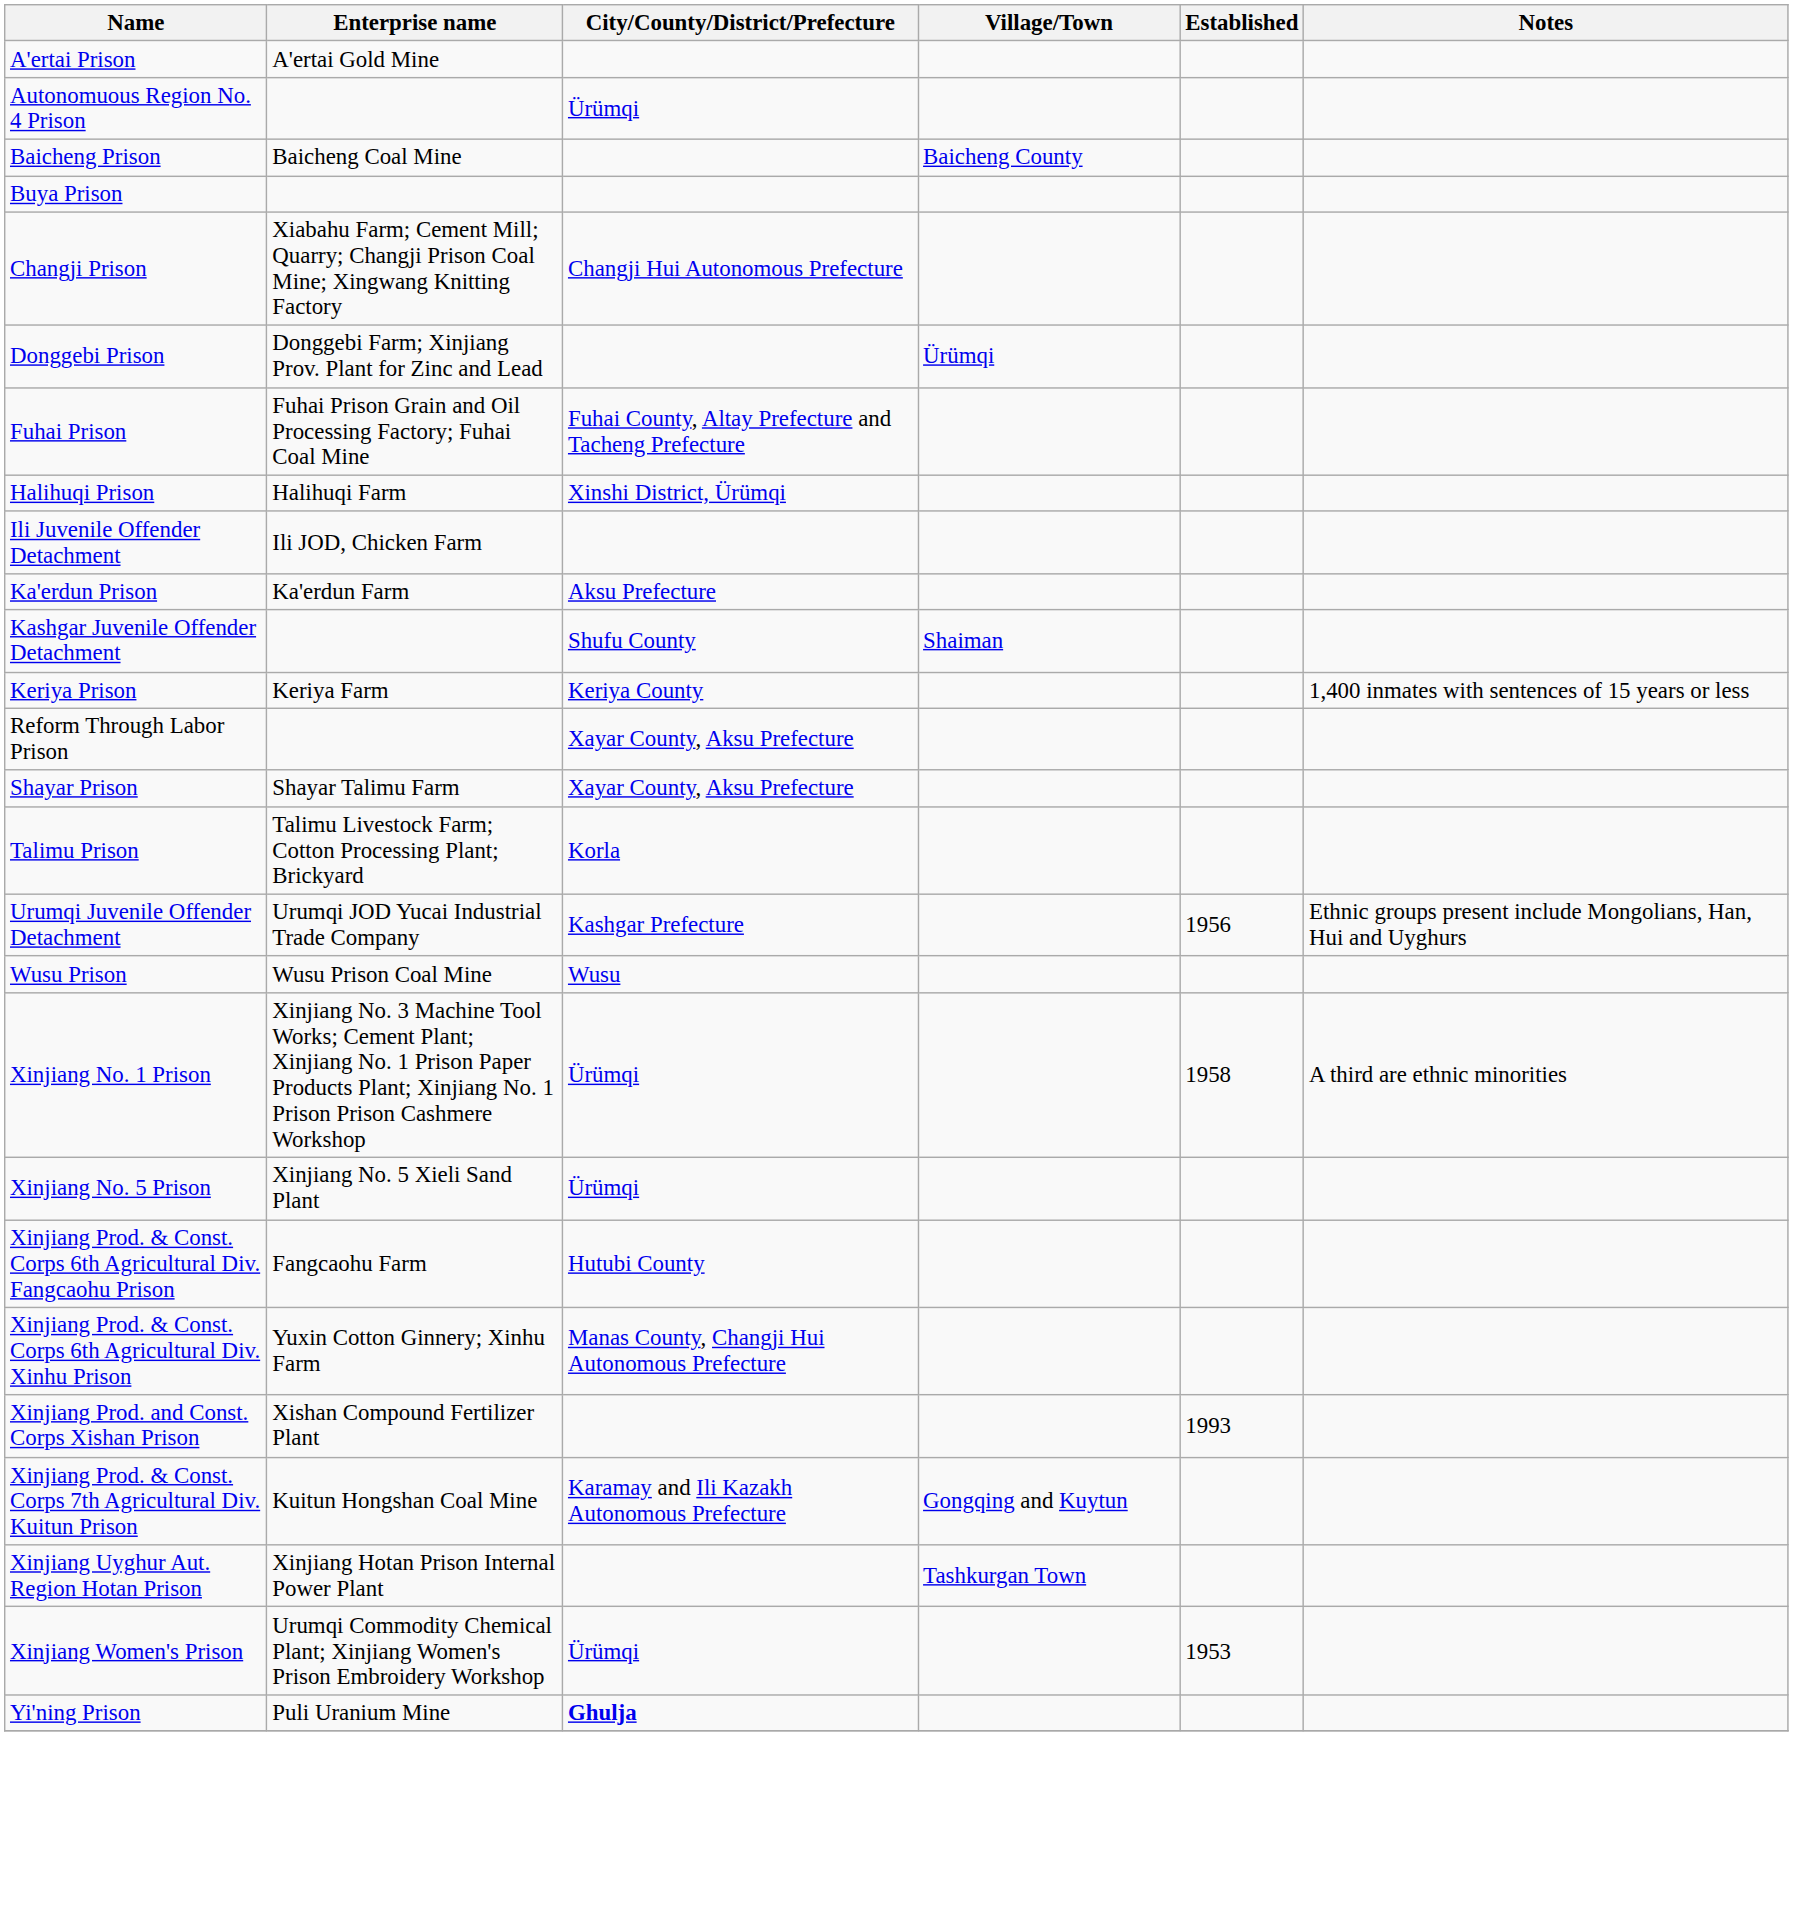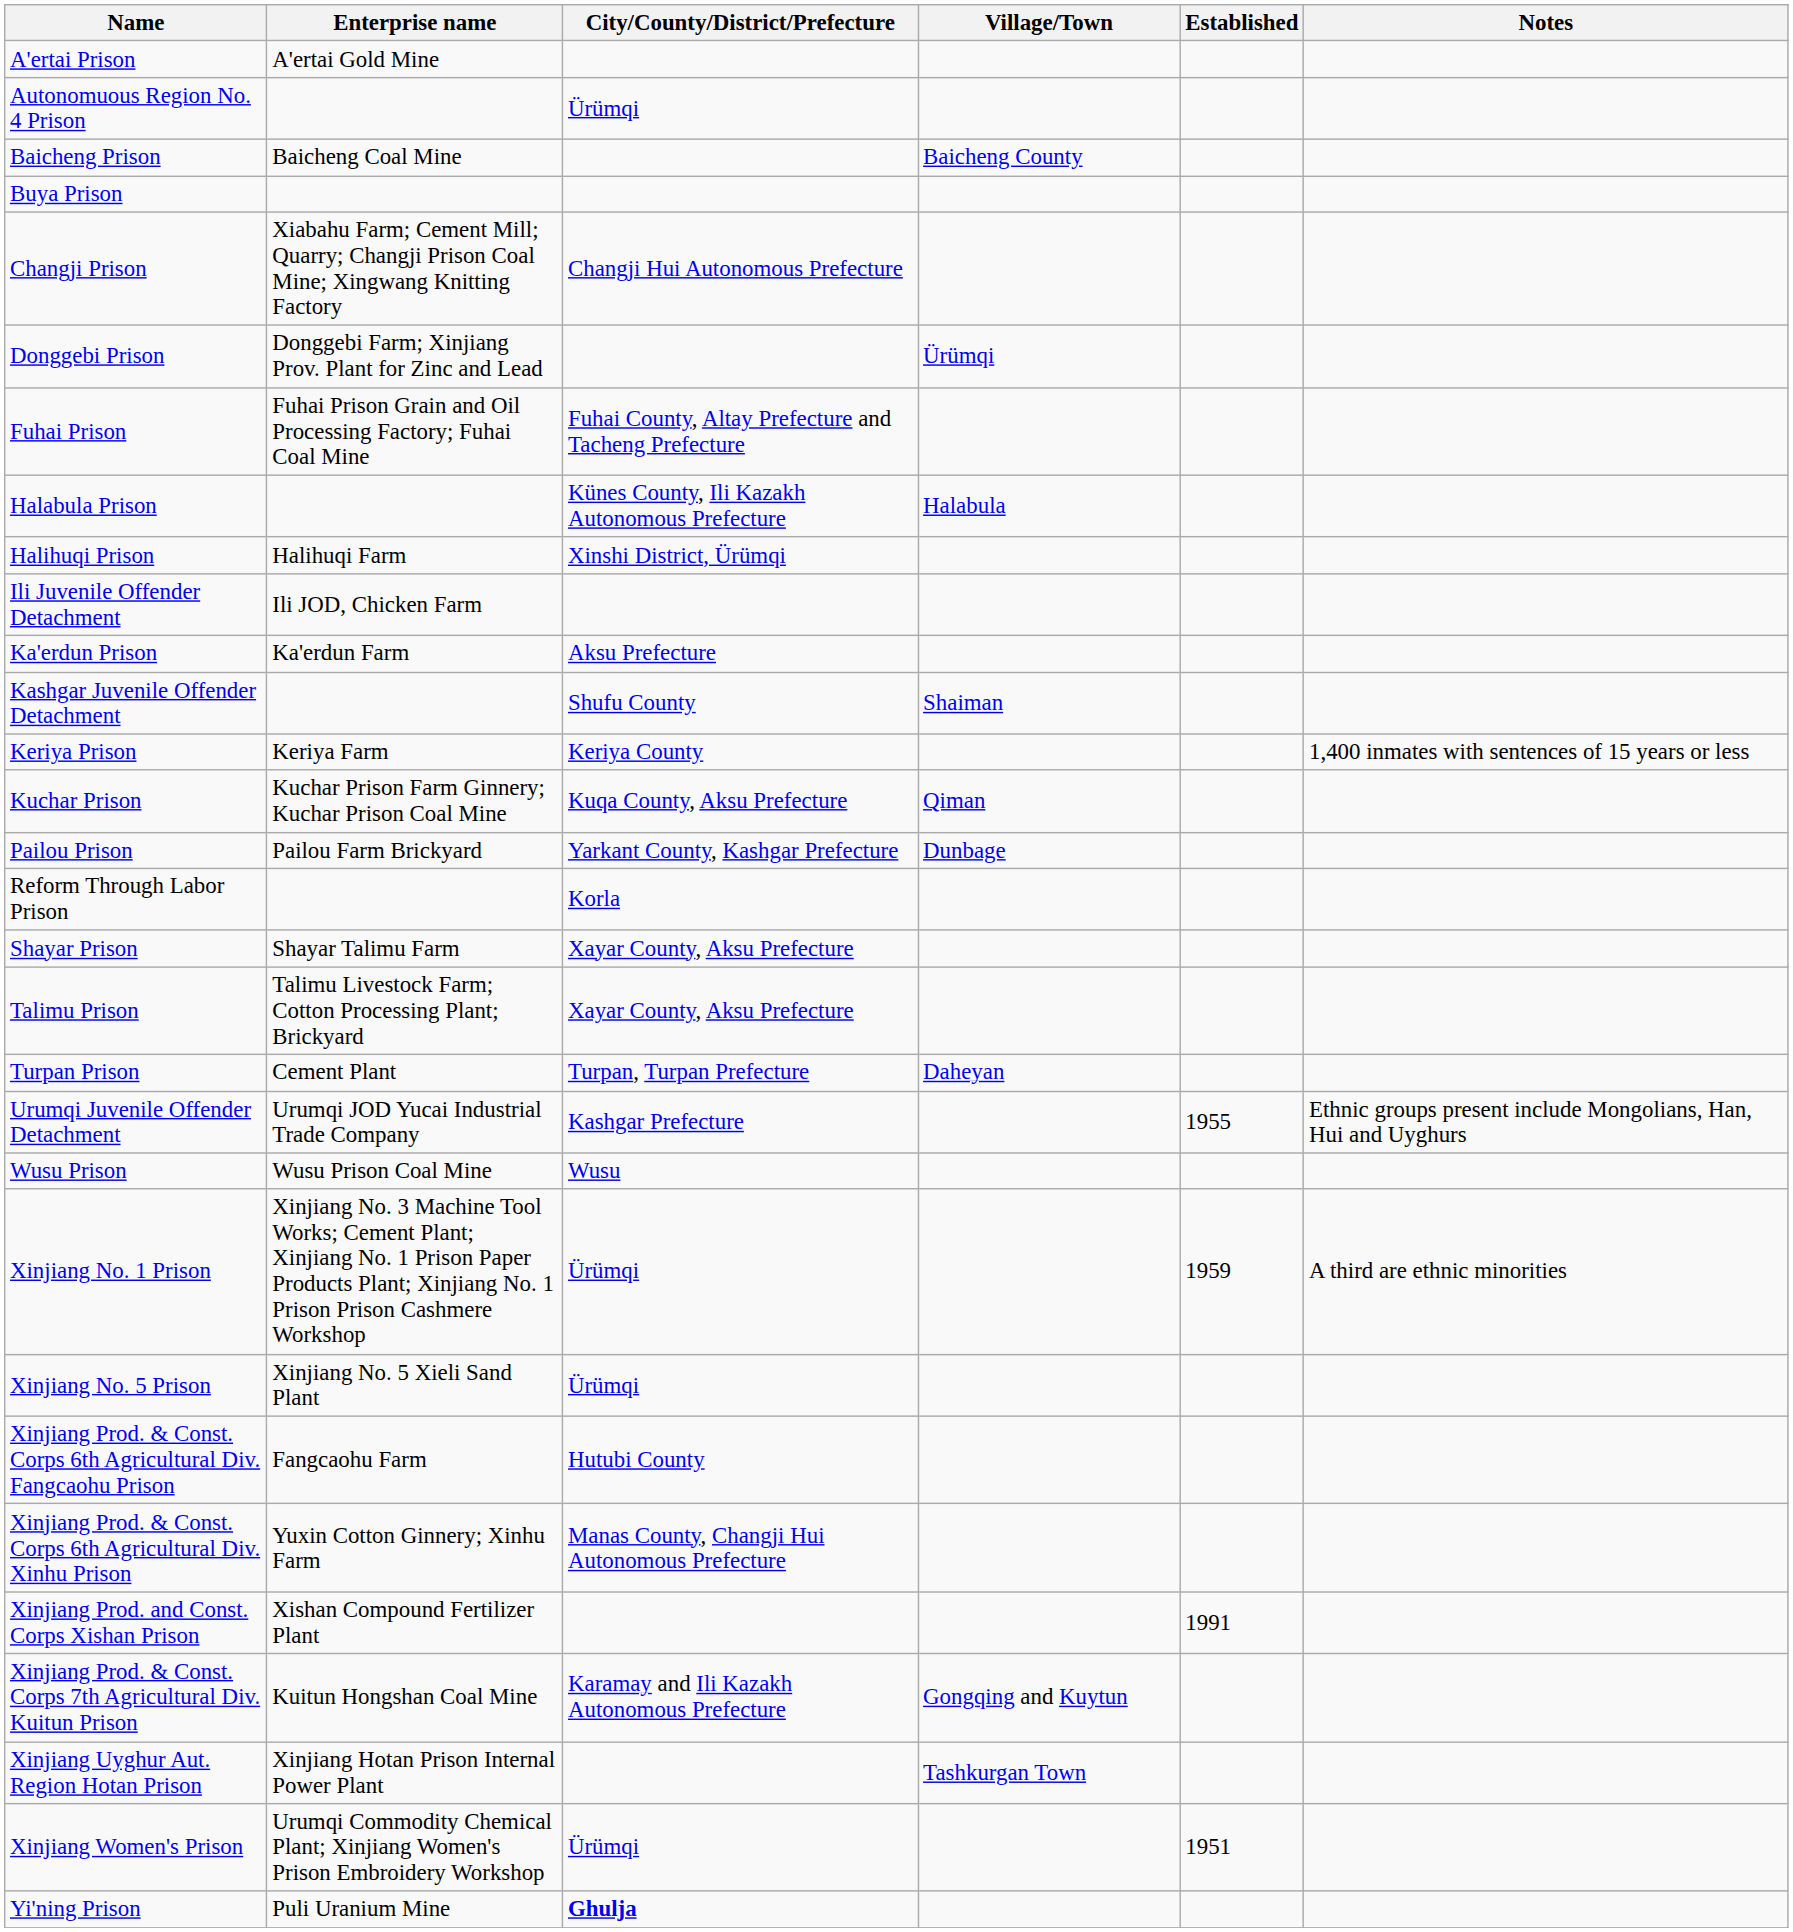+ row: (83, 505)
+ row: (76, 800)
+ row: (71, 850)
(711, 738) Xayar County, Aksu Prefecture -> (594, 899) Korla
(594, 850) Korla -> (711, 1010) Xayar County, Aksu Prefecture
+ row: (75, 1072)
(1208, 924) 1956 -> (1208, 1121) 1955
(1208, 1074) 1958 -> (1208, 1271) 1959
(1208, 1425) 1993 -> (1208, 1622) 1991
(1208, 1650) 1953 -> (1208, 1847) 1951
